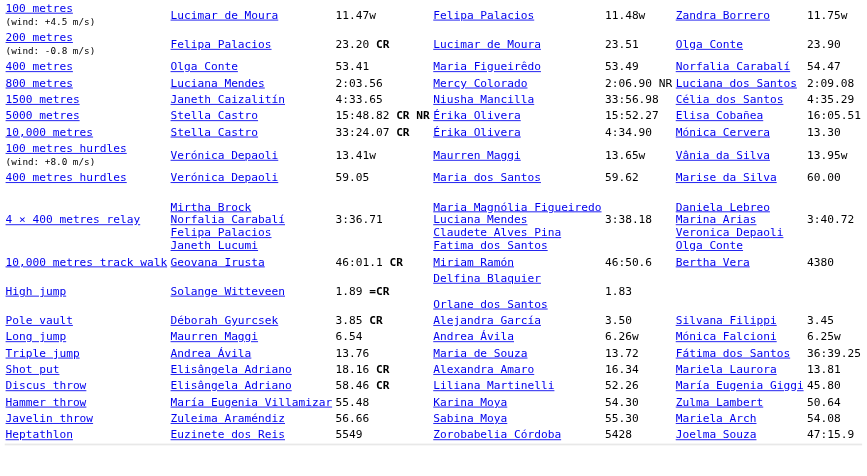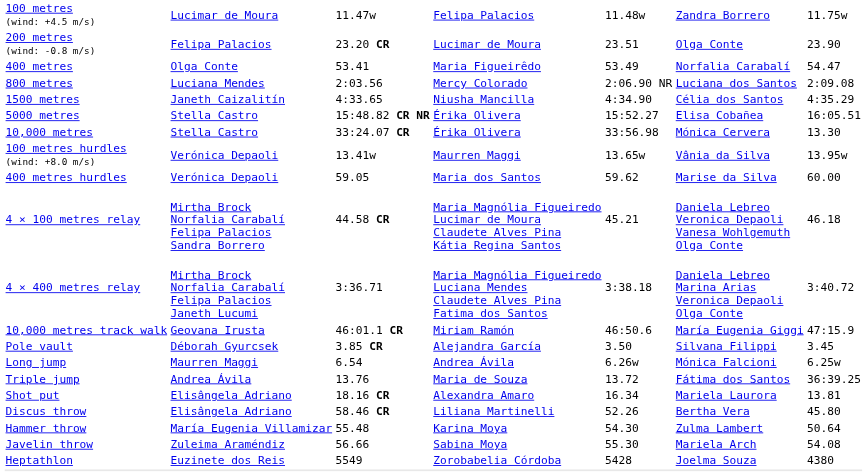(632, 99) 33:56.98 -> (629, 99) 4:34.90
(629, 132) 4:34.90 -> (632, 132) 33:56.98
+ row: (73, 220)
(713, 262) Bertha Vera -> (740, 330) María Eugenia Giggi
(821, 262) 4380 -> (831, 330) 47:15.9
- row: (36, 291)
(740, 386) María Eugenia Giggi -> (713, 411) Bertha Vera
(831, 435) 47:15.9 -> (821, 460) 4380
